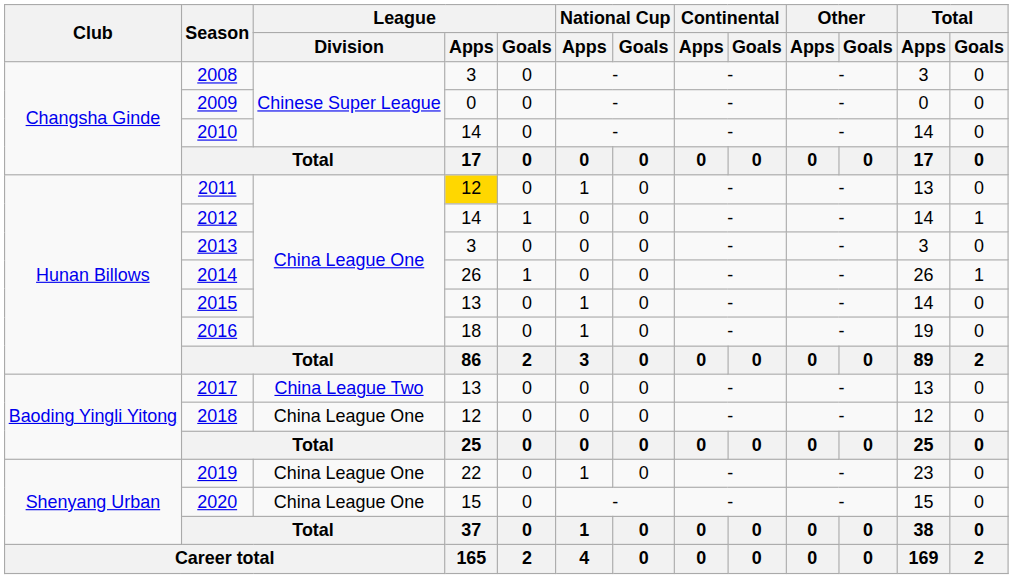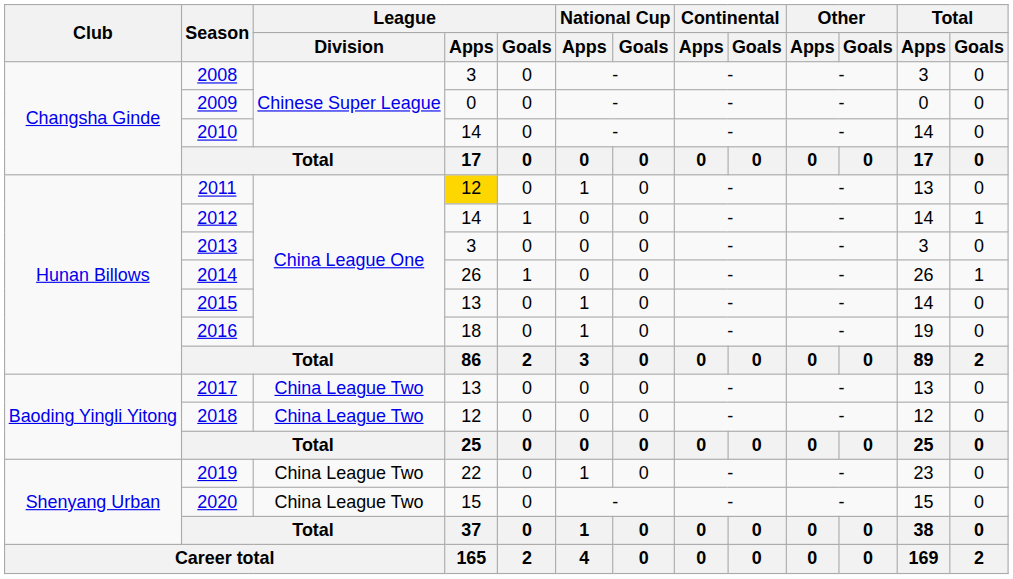(349, 416) China League One -> (349, 416) China League Two
(349, 473) China League One -> (349, 473) China League Two
(349, 501) China League One -> (349, 501) China League Two
